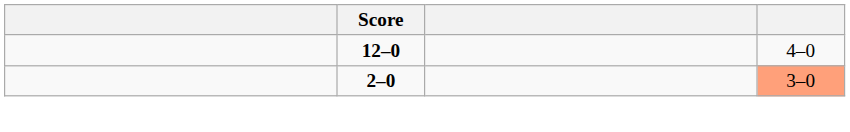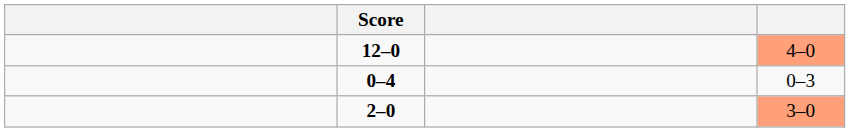(801, 50) no background -> (801, 50) lightsalmon background
+ row: (381, 80)
